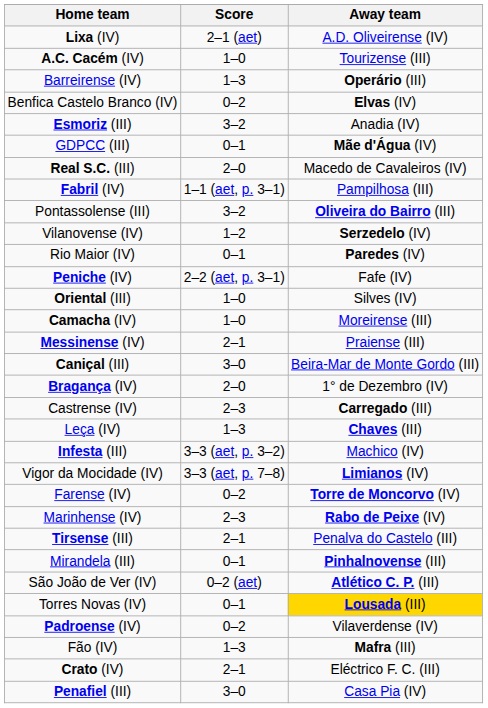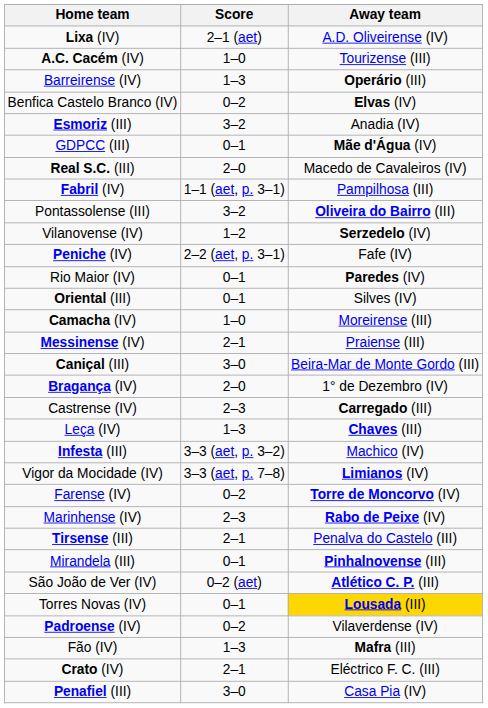rows swapped: (92, 277) <-> (92, 255)
(234, 299) 1–0 -> (234, 299) 0–1
